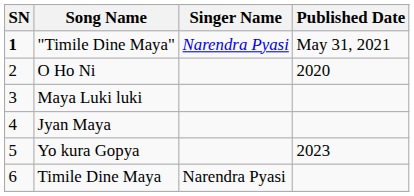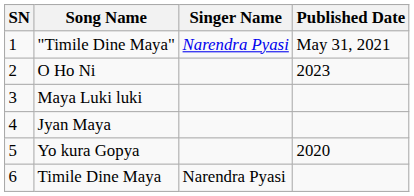(13, 44) bold -> (13, 44) normal
(313, 71) 2020 -> (313, 71) 2023
(313, 151) 2023 -> (313, 151) 2020
